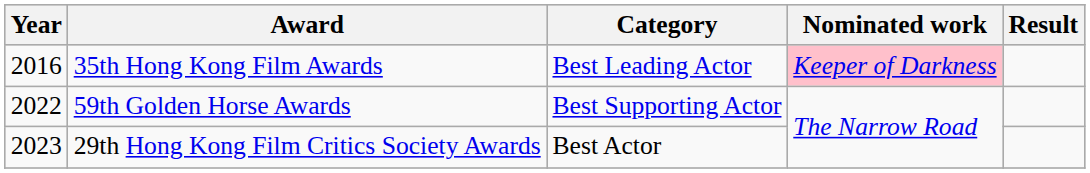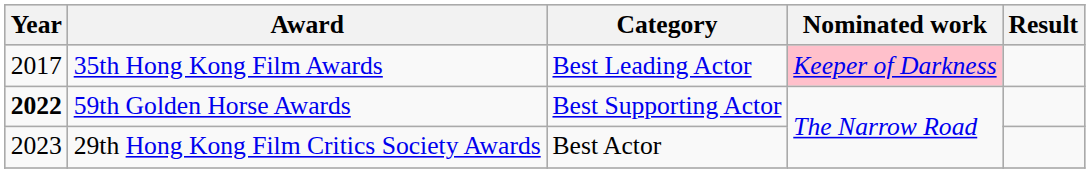(36, 65) 2016 -> (36, 65) 2017
(36, 106) normal -> (36, 106) bold
